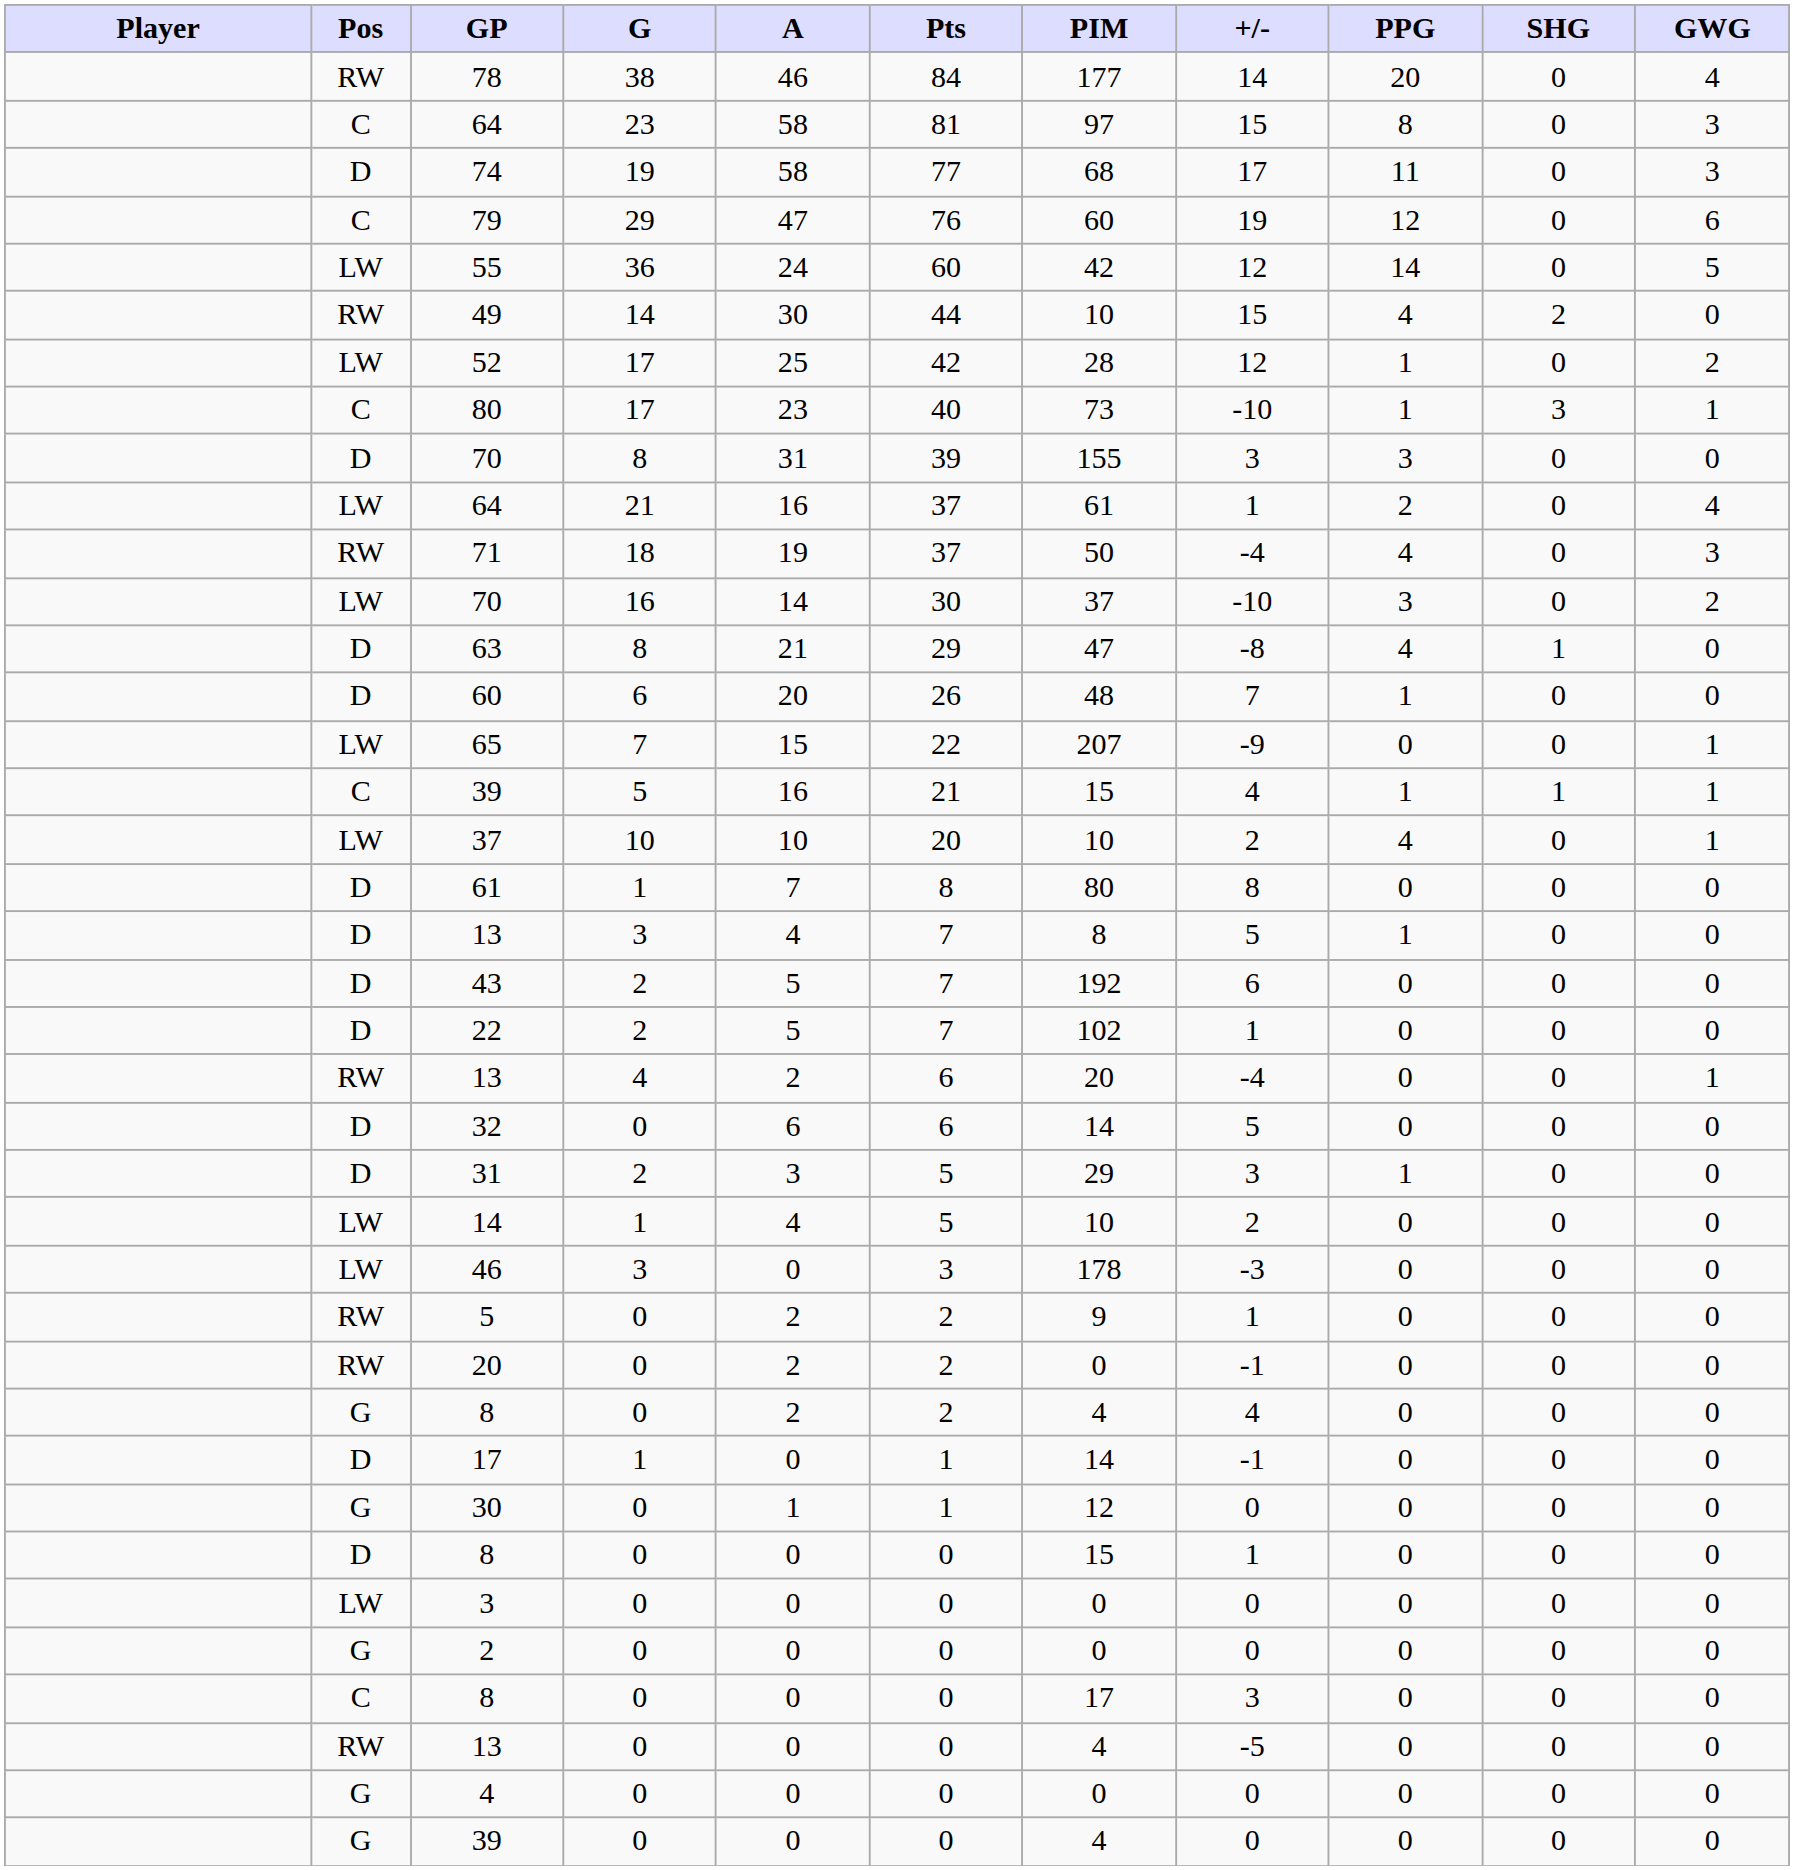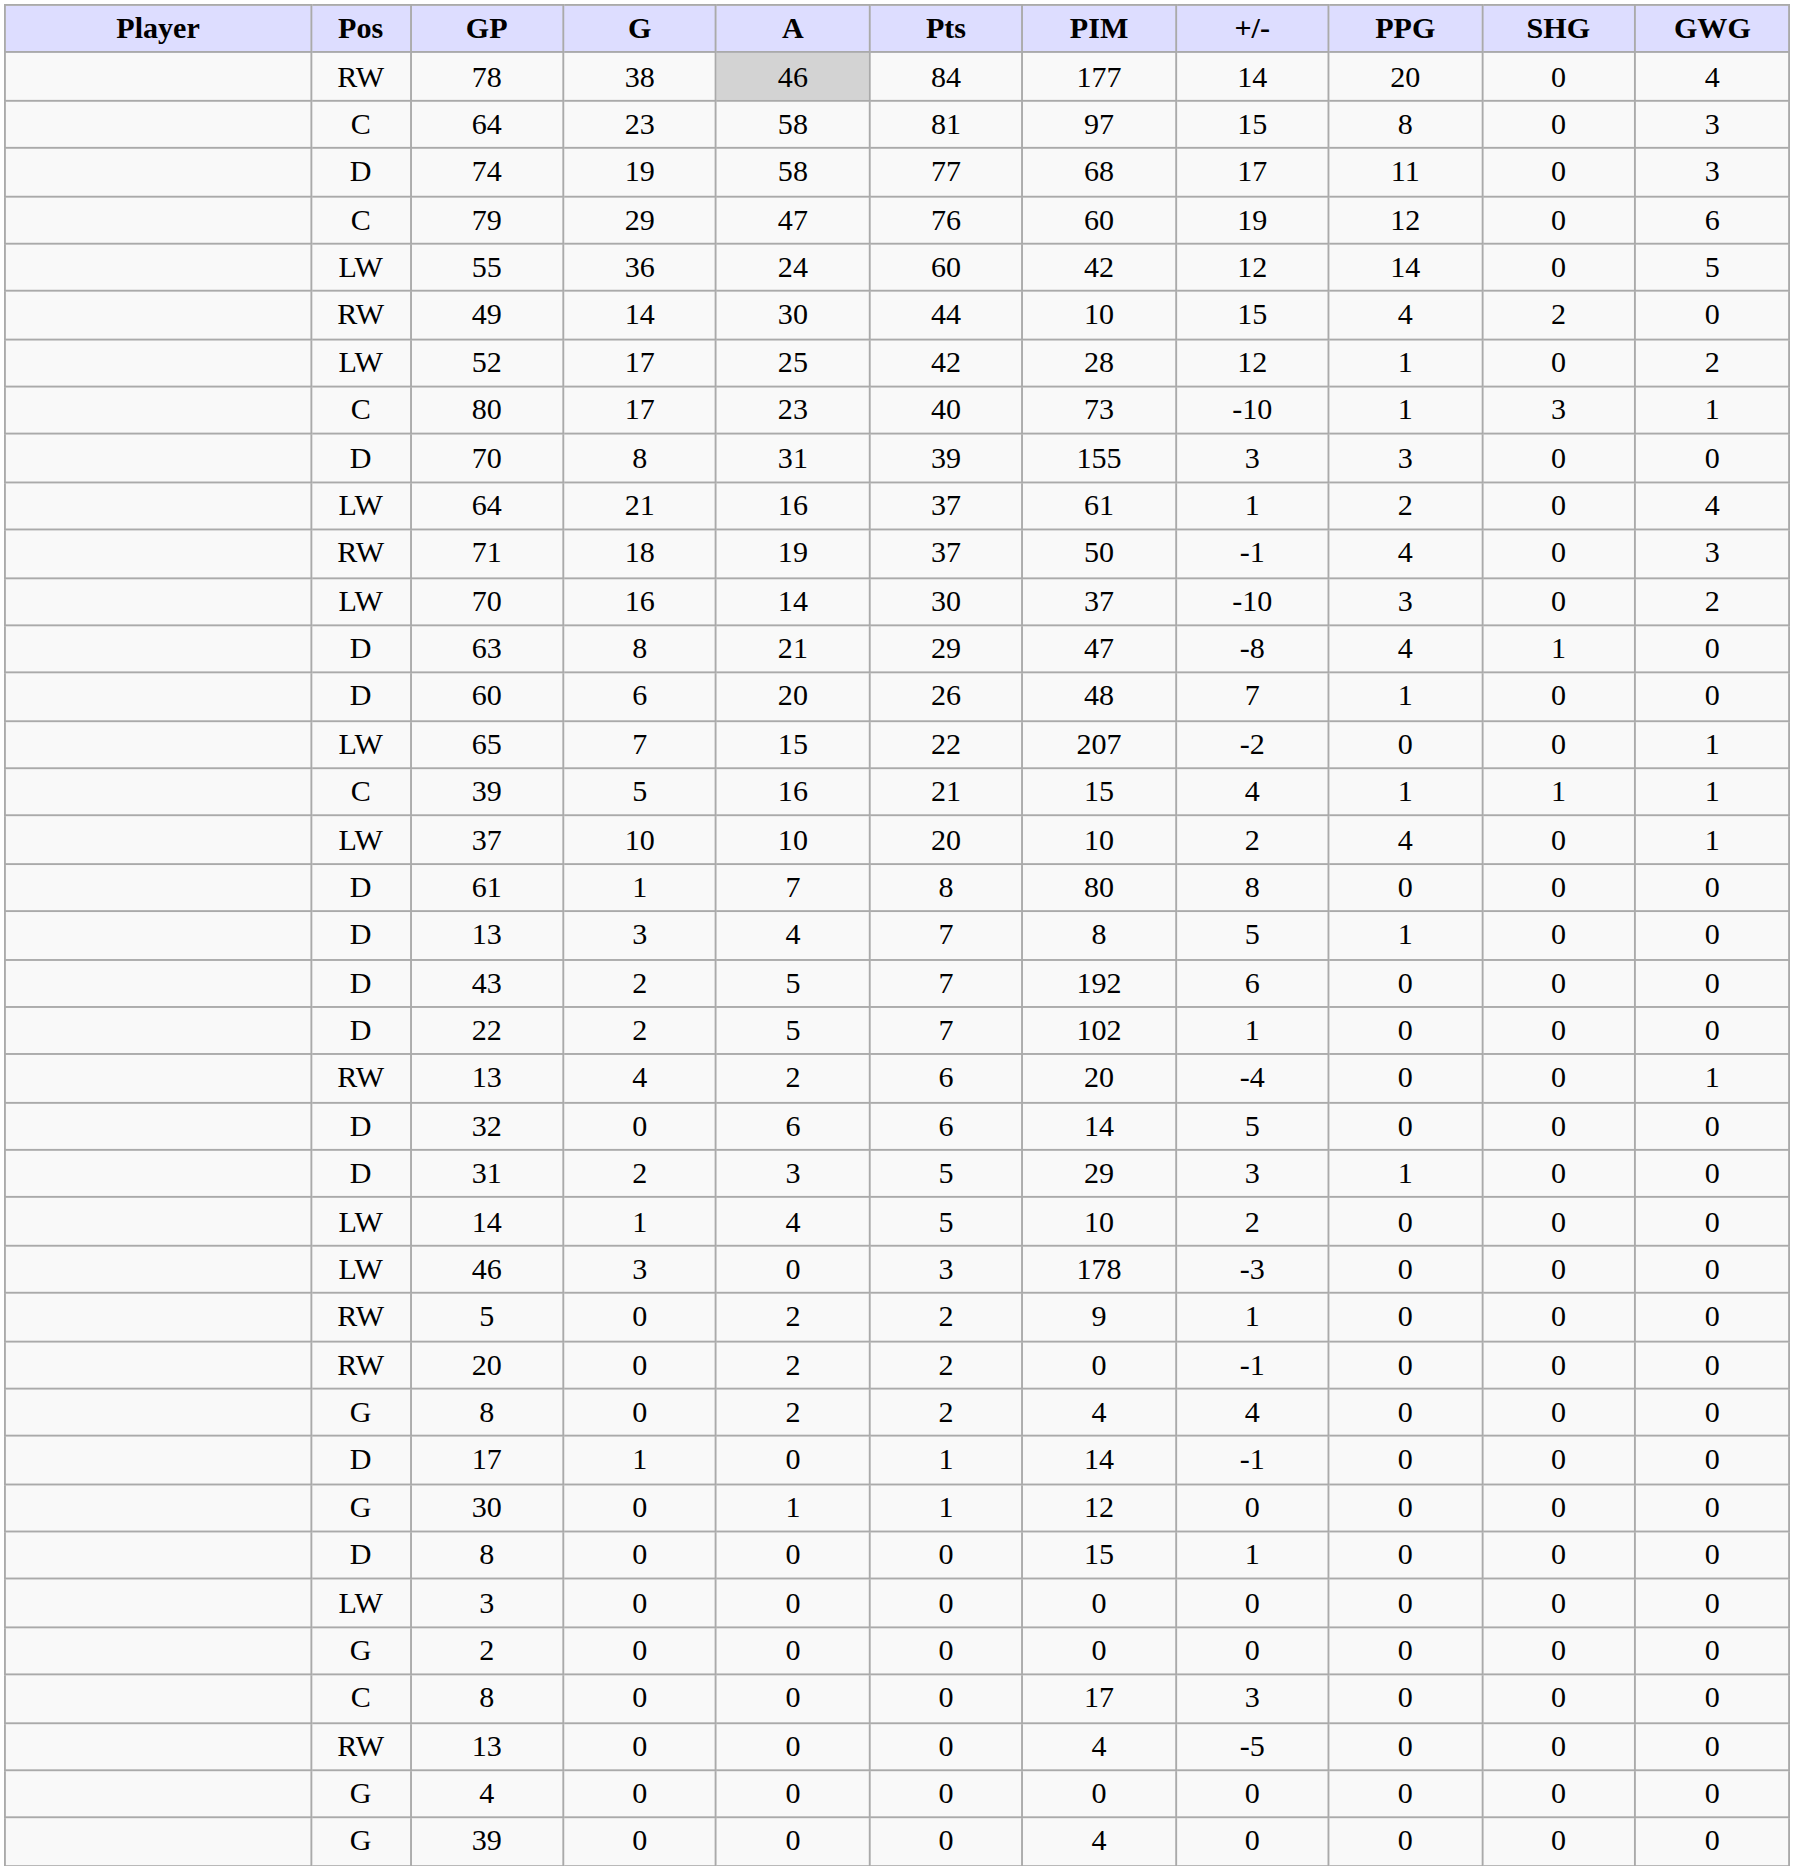(793, 76) no background -> (793, 76) lightgrey background
(1252, 553) -4 -> (1252, 553) -1
(1252, 743) -9 -> (1252, 743) -2
